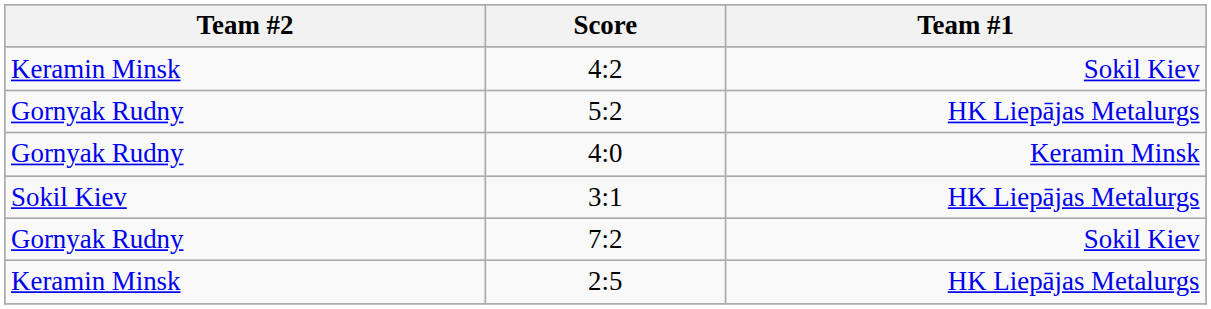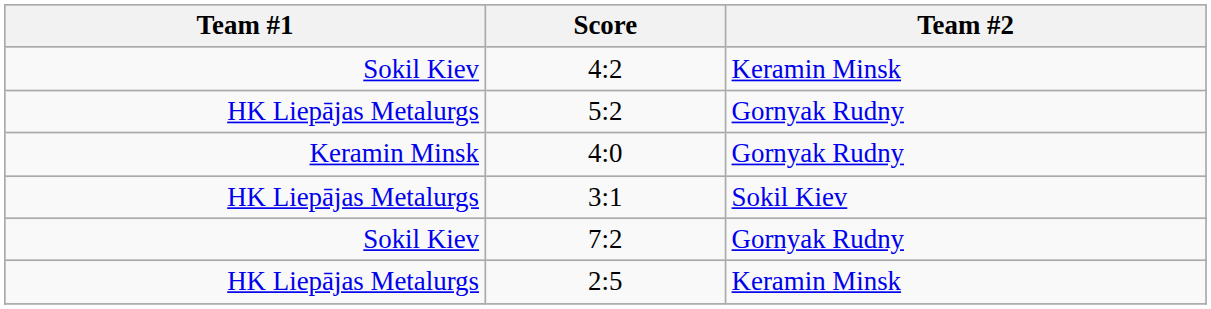columns swapped: (966, 25) <-> (245, 25)
